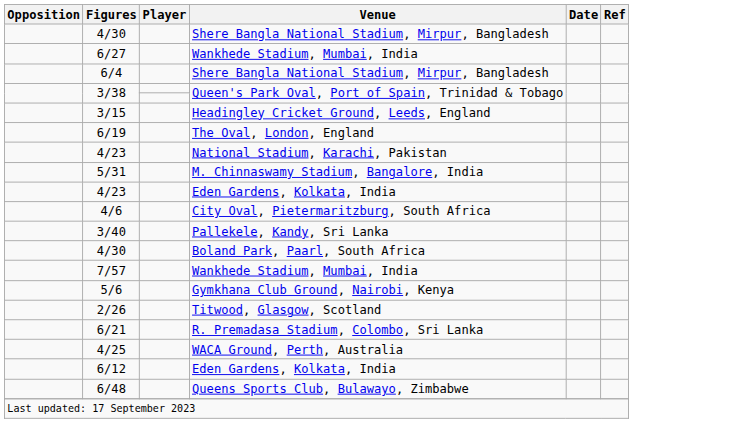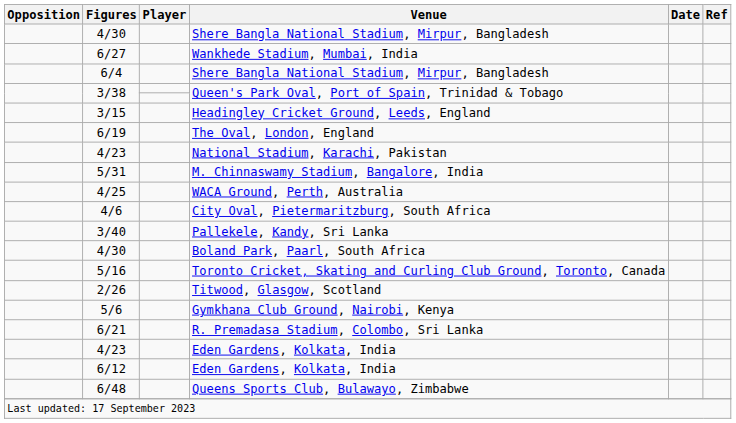rows swapped: (111, 192) <-> (111, 349)
- row: (111, 270)
+ row: (111, 270)
rows swapped: (111, 310) <-> (111, 290)
